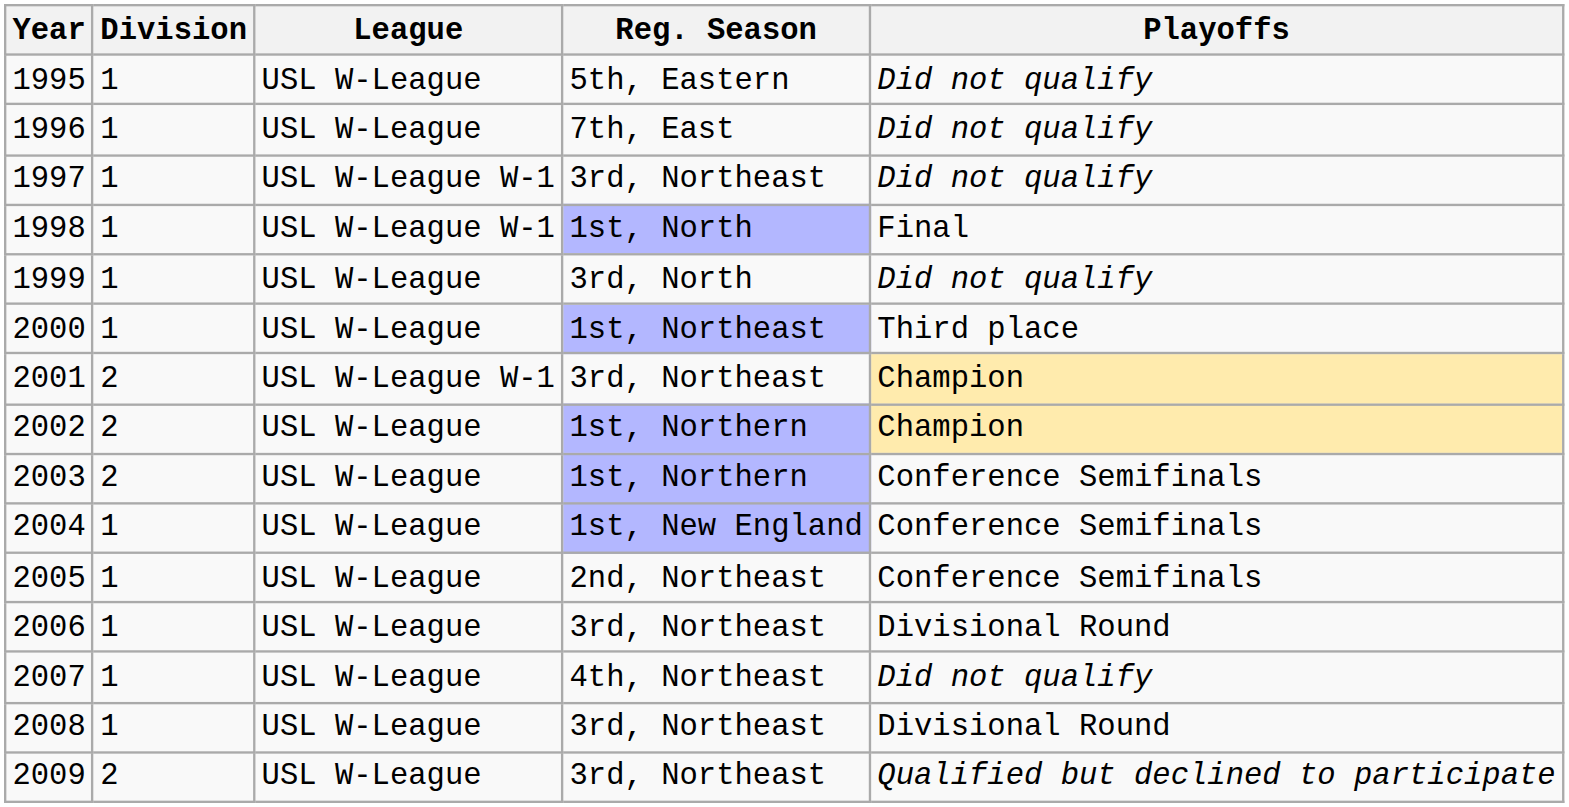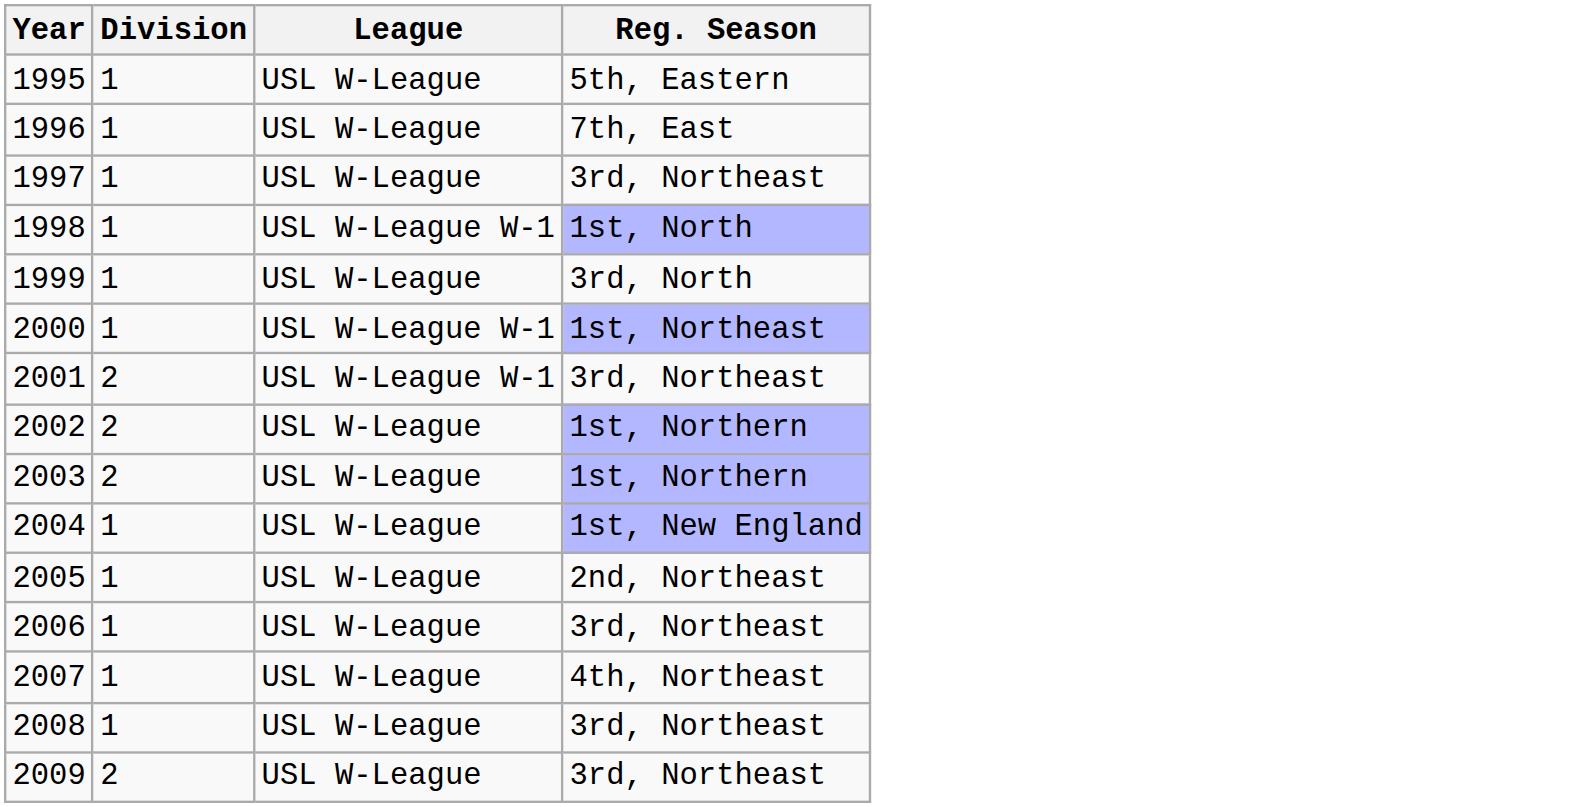- column: (1217, 30)
(408, 179) USL W-League W-1 -> (372, 179) USL W-League
(372, 329) USL W-League -> (408, 329) USL W-League W-1
